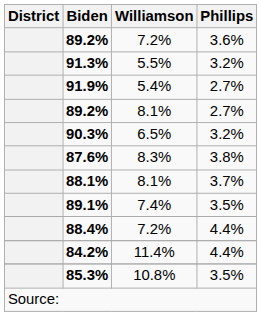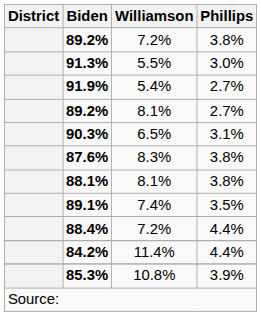(227, 39) 3.6% -> (227, 39) 3.8%
(227, 63) 3.2% -> (227, 63) 3.0%
(227, 134) 3.2% -> (227, 134) 3.1%
(227, 181) 3.7% -> (227, 181) 3.8%
(227, 275) 3.5% -> (227, 275) 3.9%
